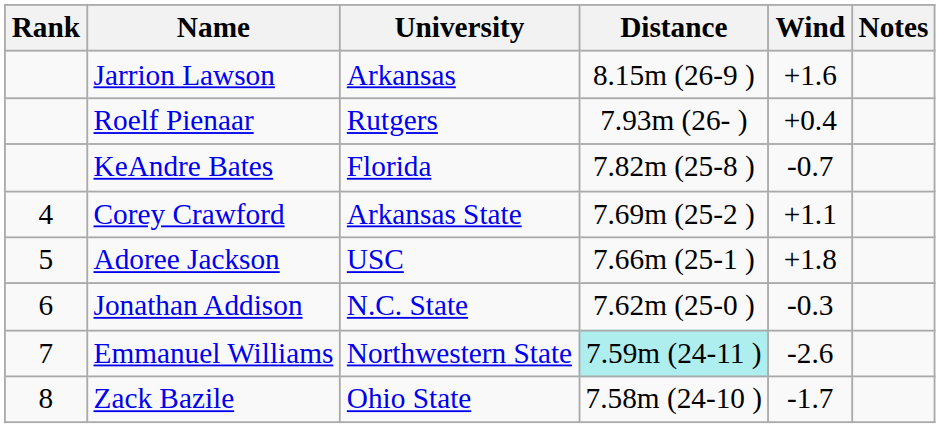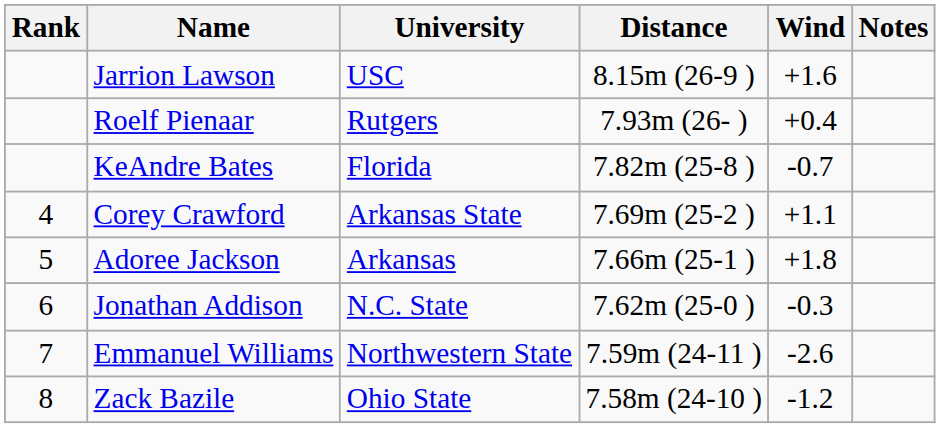(401, 74) Arkansas -> (375, 74) USC
(375, 259) USC -> (401, 259) Arkansas
(674, 352) paleturquoise background -> (674, 352) no background
(810, 399) -1.7 -> (810, 399) -1.2
